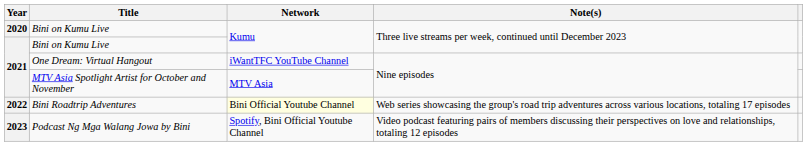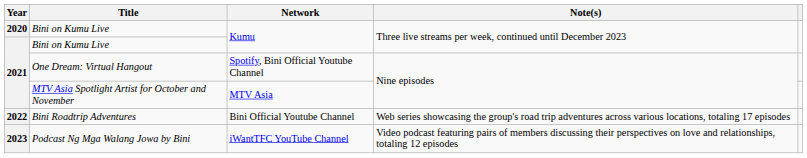(289, 61) iWantTFC YouTube Channel -> (291, 67) Spotify, Bini Official Youtube Channel
(292, 105) lightyellow background -> (292, 116) no background
(291, 127) Spotify, Bini Official Youtube Channel -> (289, 138) iWantTFC YouTube Channel
